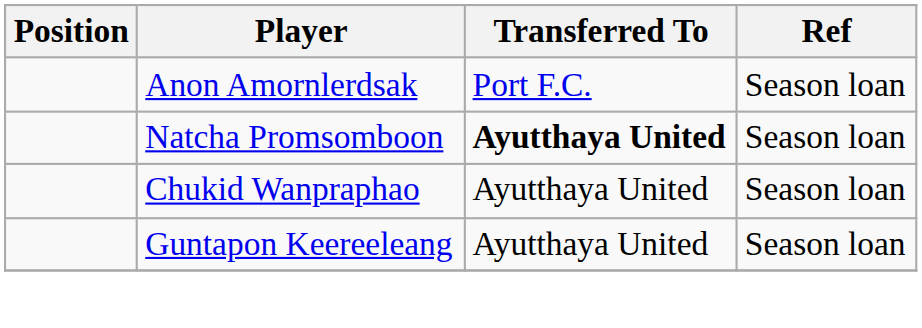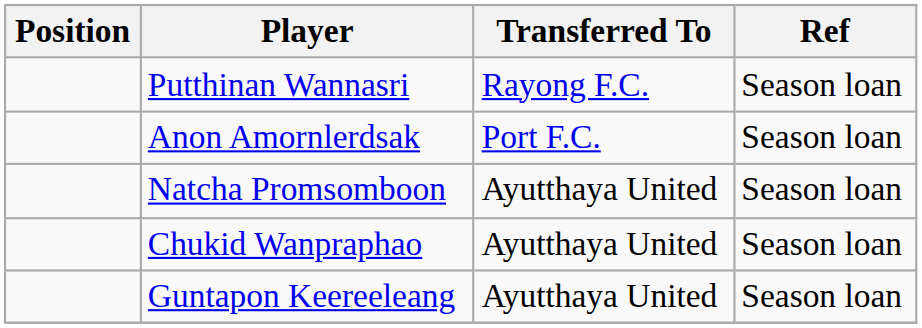+ row: (279, 84)
(599, 137) bold -> (600, 190) normal
